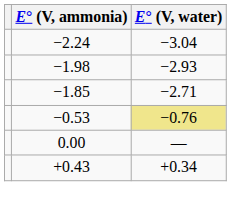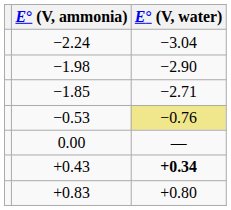(179, 67) −2.93 -> (179, 67) −2.90
(179, 167) normal -> (179, 167) bold
+ row: (71, 192)
